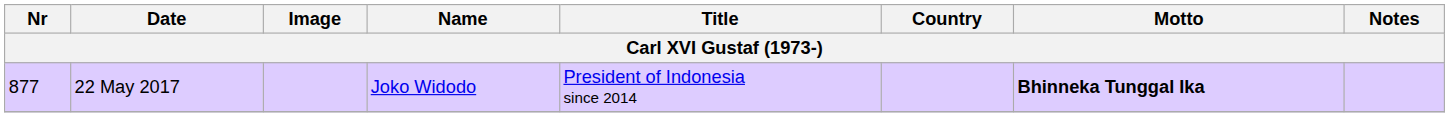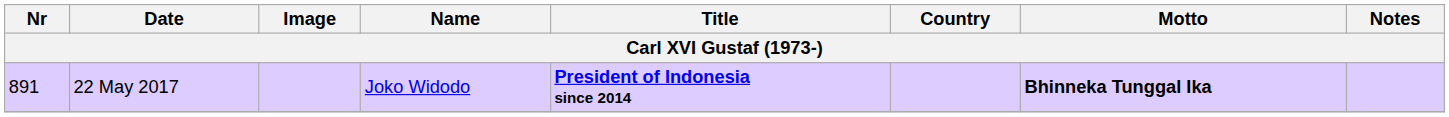(24, 87) 877 -> (24, 87) 891
(654, 87) normal -> (652, 87) bold
